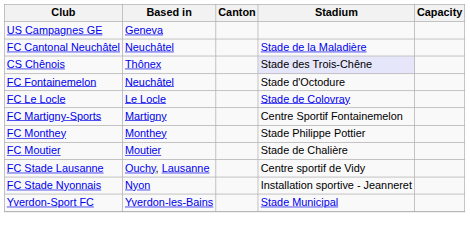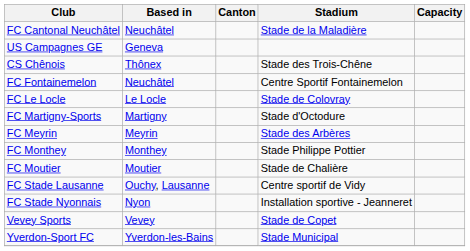rows swapped: (55, 30) <-> (63, 47)
(316, 64) lavender background -> (316, 64) no background
(303, 82) Stade d'Octodure -> (332, 82) Centre Sportif Fontainemelon
(332, 116) Centre Sportif Fontainemelon -> (303, 116) Stade d'Octodure
+ row: (32, 133)
+ row: (39, 220)
